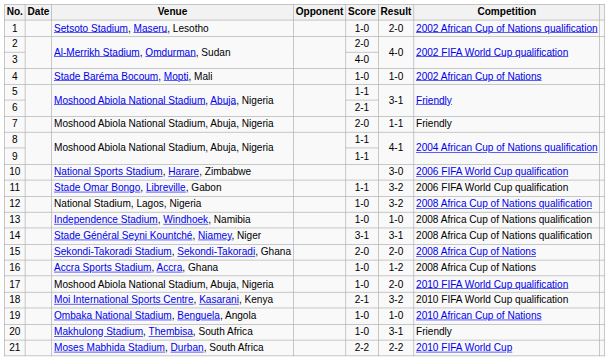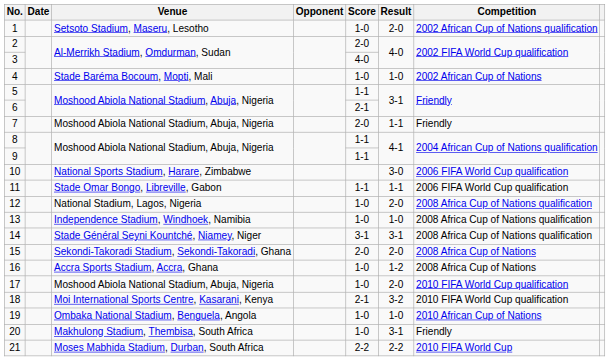(396, 188) 3-2 -> (396, 188) 1-1
(396, 204) 3-2 -> (396, 204) 2-0
